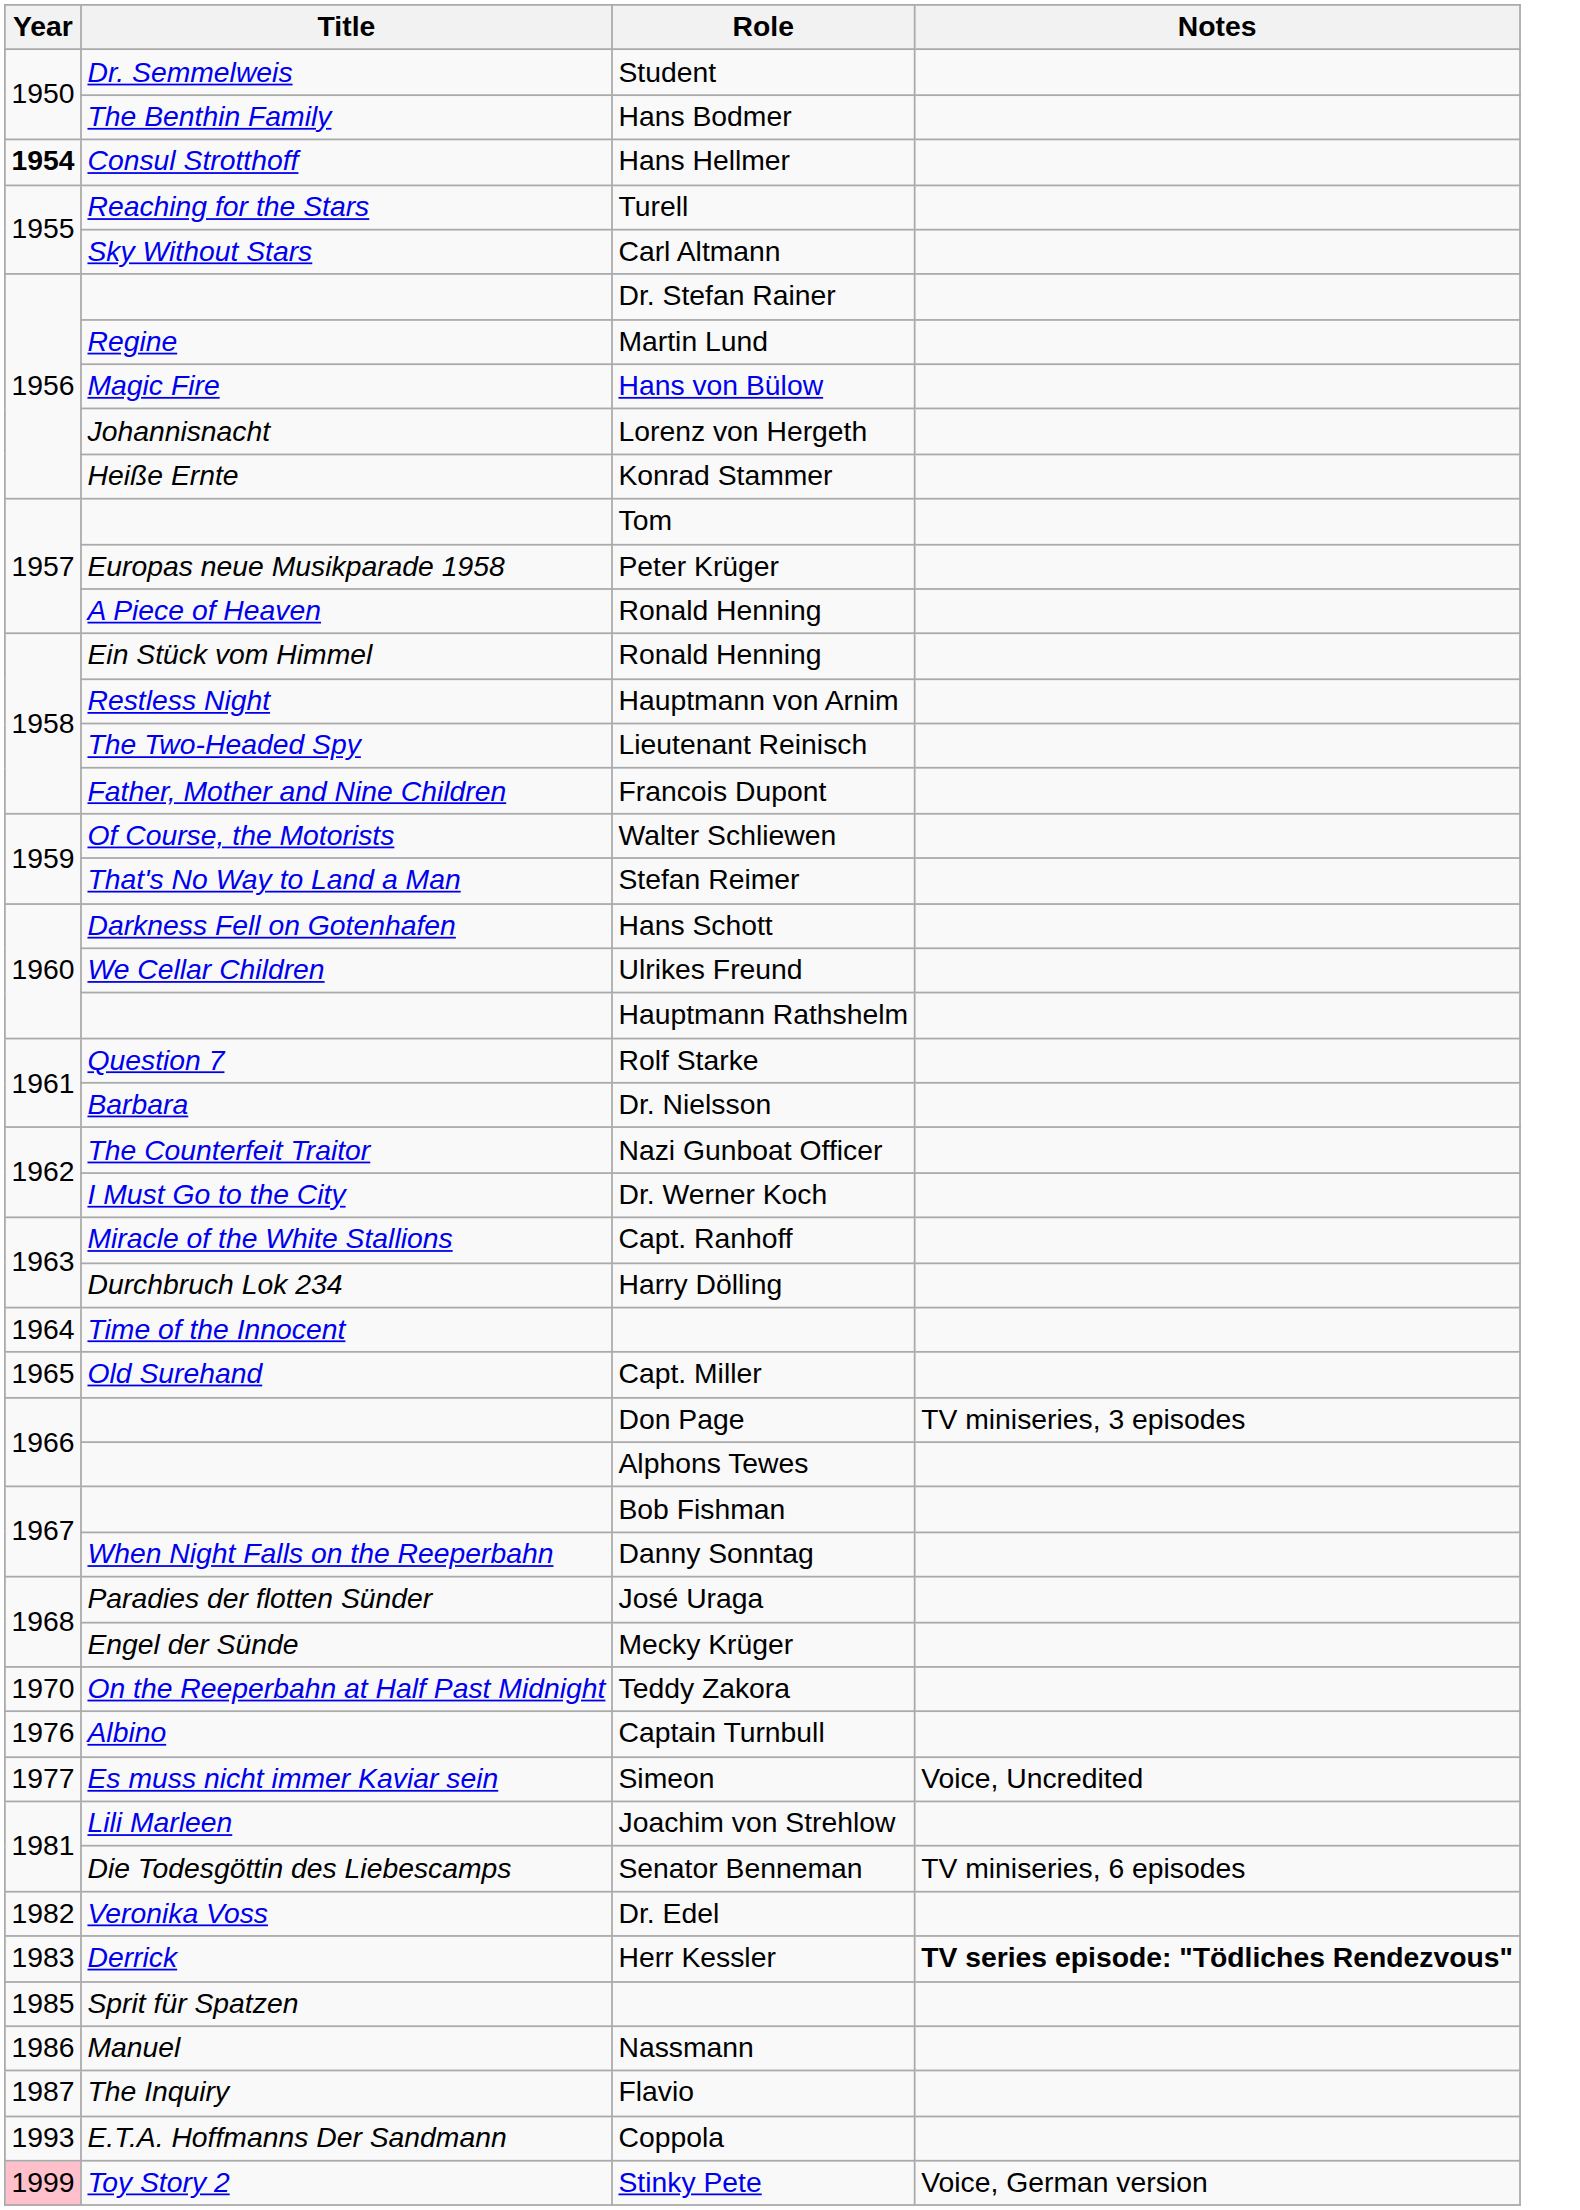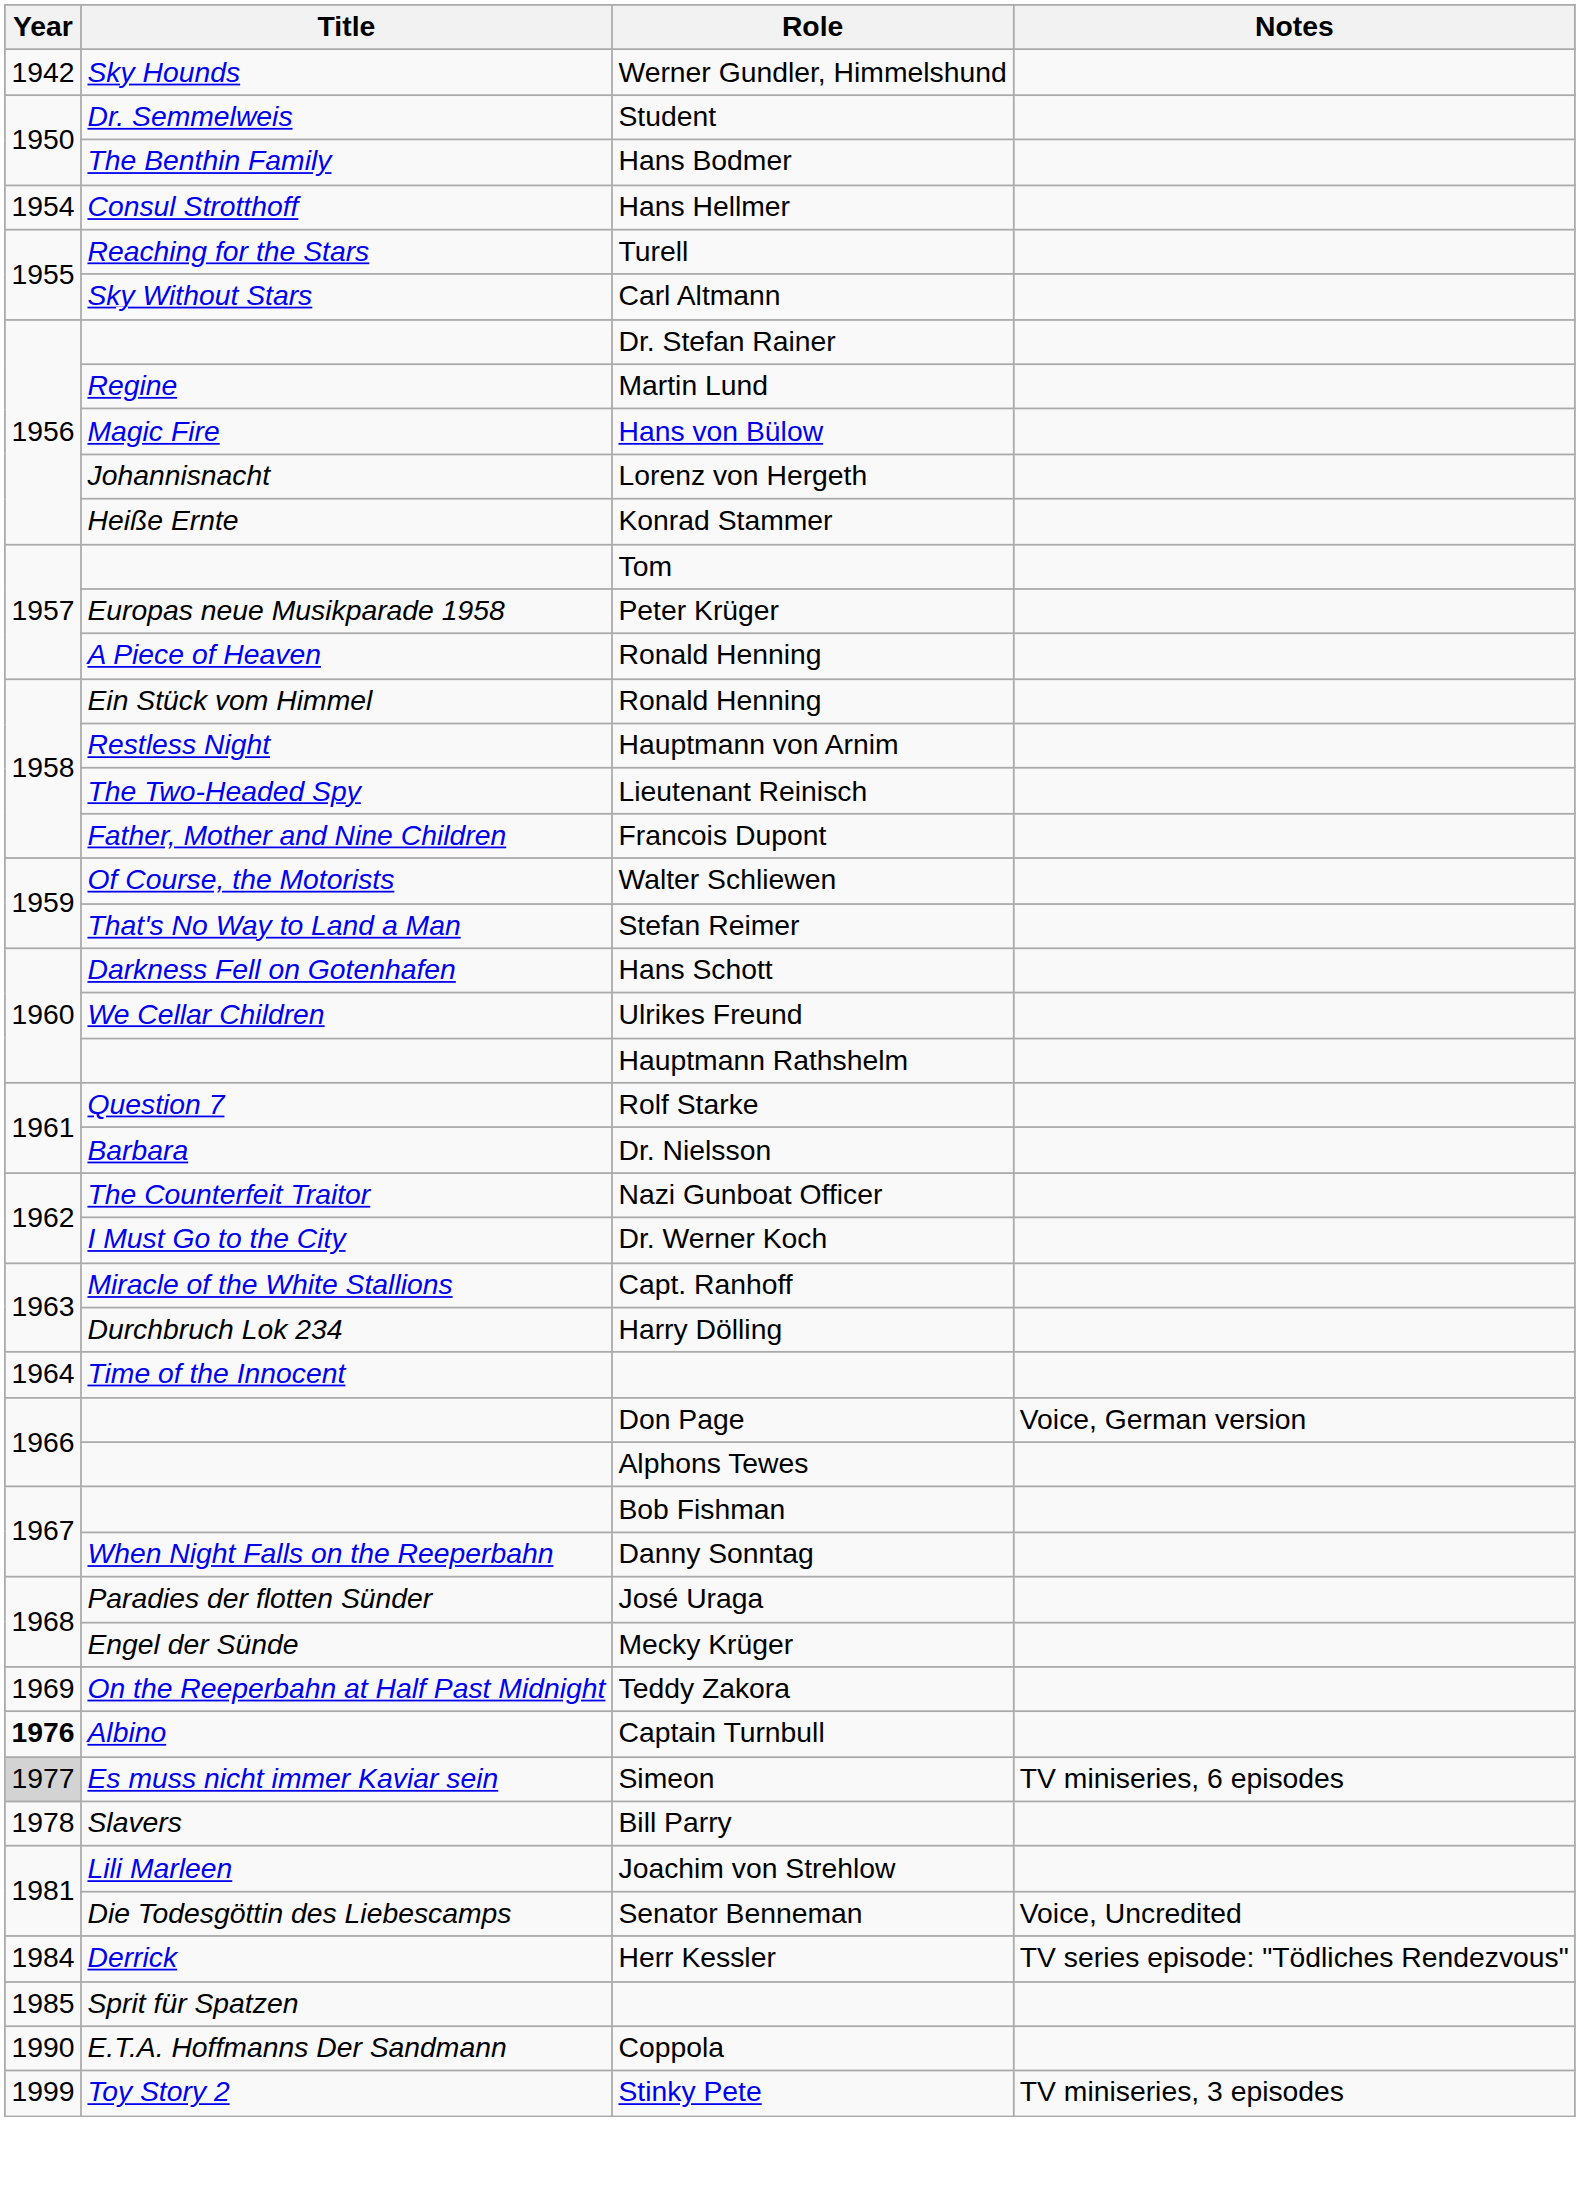+ row: (164, 71)
(43, 161) bold -> (43, 206) normal
- row: (175, 1374)
(1083, 1419) TV miniseries, 3 episodes -> (1163, 1419) Voice, German version
(43, 1688) 1970 -> (43, 1688) 1969
(43, 1733) normal -> (43, 1733) bold
(43, 1778) no background -> (43, 1778) lightgrey background
(1032, 1778) Voice, Uncredited -> (1182, 1778) TV miniseries, 6 episodes
+ row: (135, 1823)
(1083, 1868) TV miniseries, 6 episodes -> (1131, 1913) Voice, Uncredited
- row: (178, 1913)
(43, 1958) 1983 -> (43, 1958) 1984
(1217, 1958) bold -> (1294, 1958) normal
- row: (134, 2048)
- row: (158, 2092)
(43, 2137) 1993 -> (43, 2048) 1990
(43, 2182) pink background -> (43, 2092) no background
(1064, 2182) Voice, German version -> (1182, 2092) TV miniseries, 3 episodes
